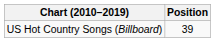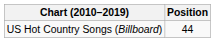(188, 29) 39 -> (188, 29) 44
